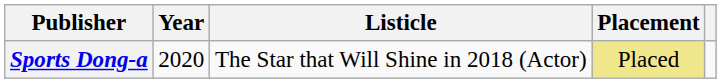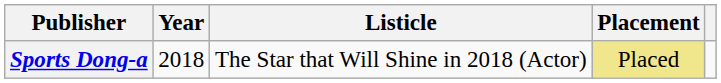(181, 59) 2020 -> (181, 59) 2018
